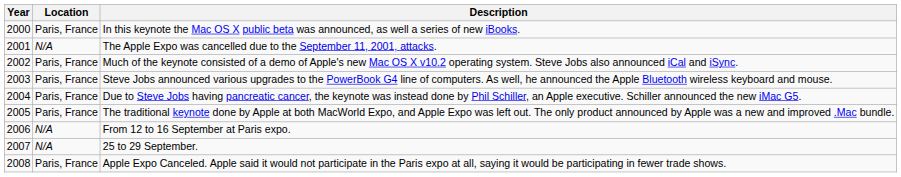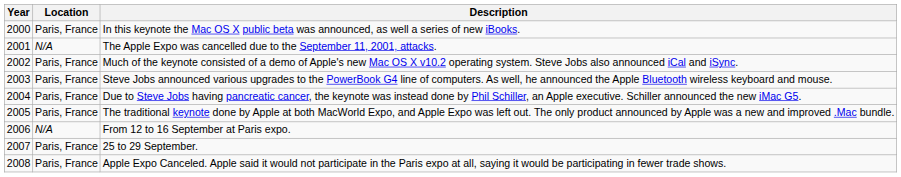(44, 146) N/A -> (67, 146) Paris, France
